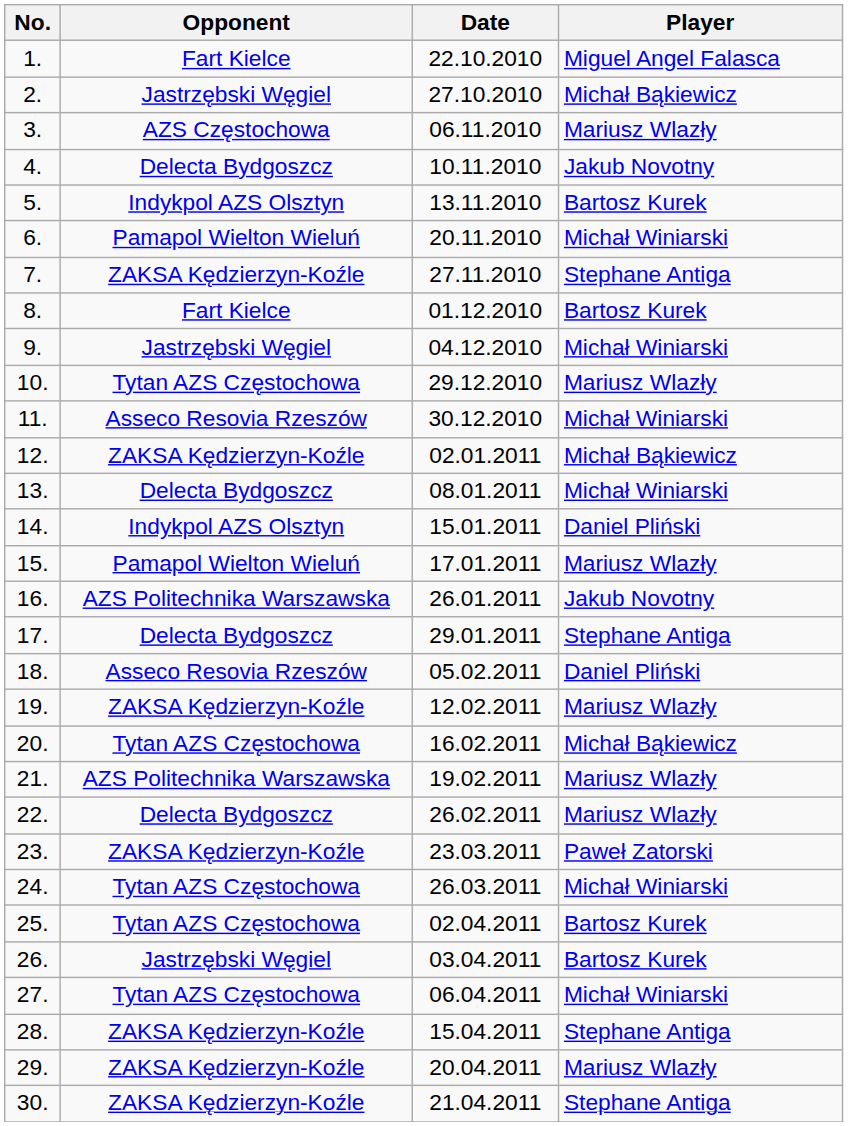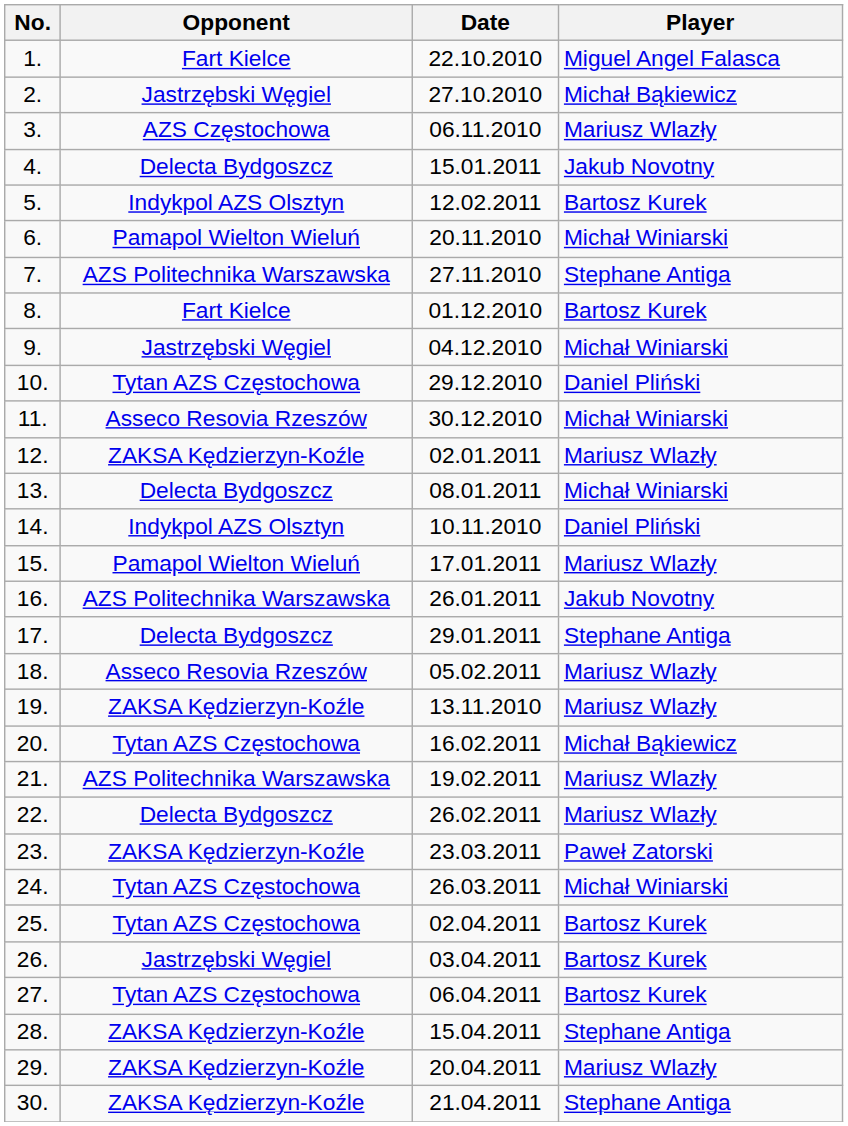(485, 166) 10.11.2010 -> (485, 166) 15.01.2011
(485, 202) 13.11.2010 -> (485, 202) 12.02.2011
(236, 274) ZAKSA Kędzierzyn-Koźle -> (236, 274) AZS Politechnika Warszawska
(640, 382) Mariusz Wlazły -> (632, 382) Daniel Pliński
(650, 454) Michał Bąkiewicz -> (640, 454) Mariusz Wlazły
(485, 526) 15.01.2011 -> (485, 526) 10.11.2010
(632, 671) Daniel Pliński -> (640, 671) Mariusz Wlazły
(485, 707) 12.02.2011 -> (485, 707) 13.11.2010
(646, 995) Michał Winiarski -> (635, 995) Bartosz Kurek
